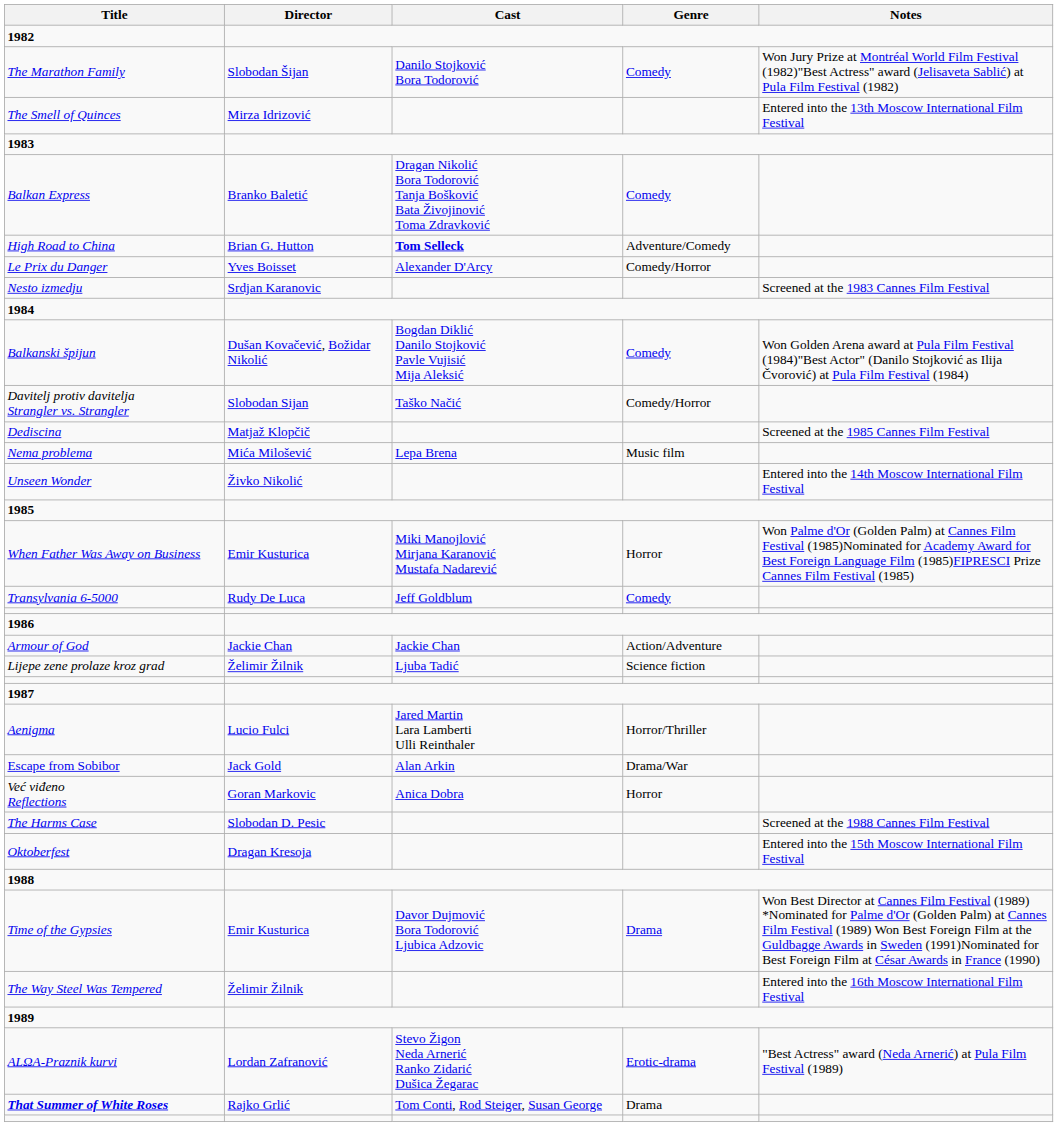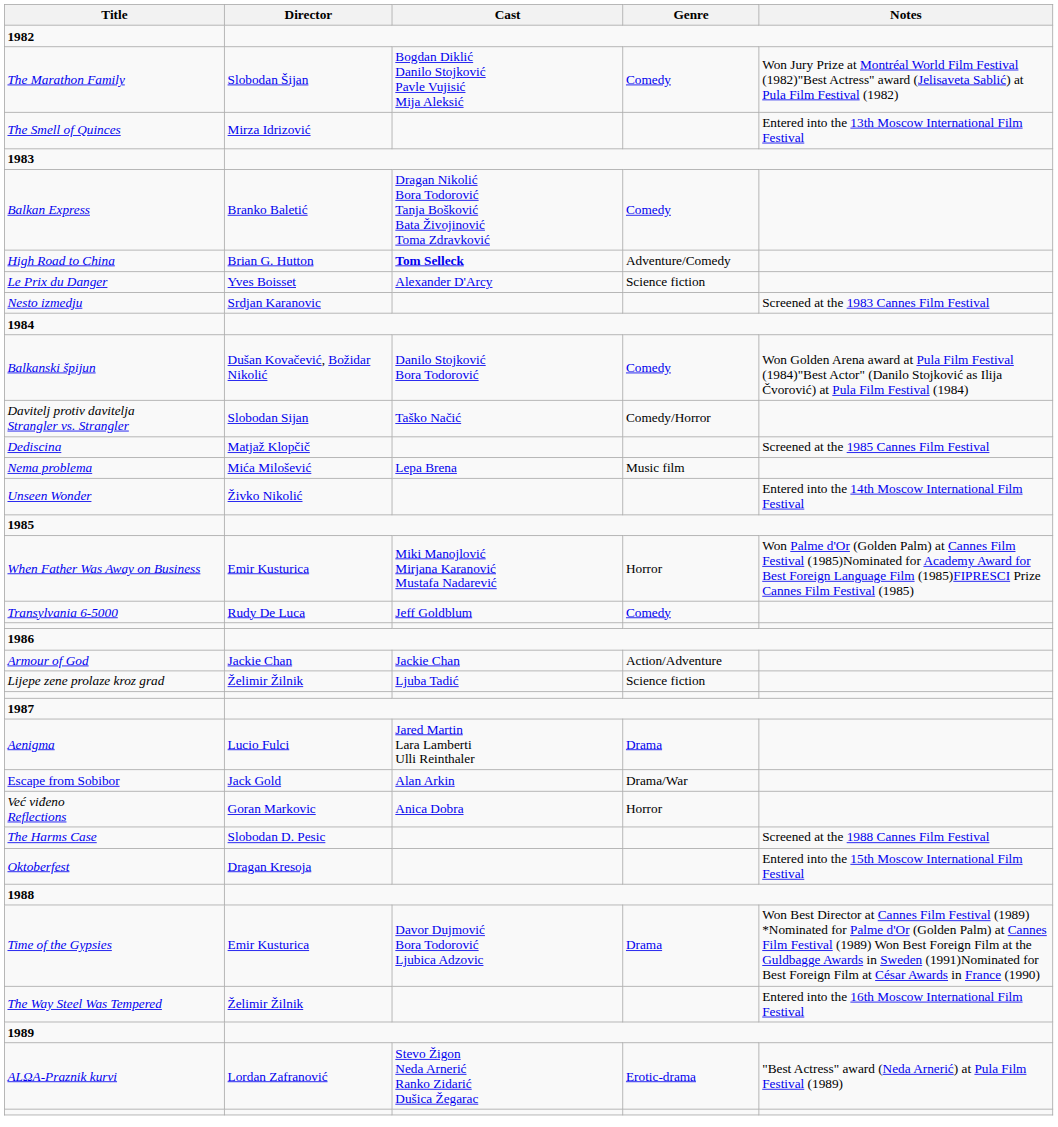(441, 72) Danilo Stojković Bora Todorović -> (441, 79) Bogdan Diklić Danilo Stojković Pavle Vujisić Mija Aleksić
(668, 267) Comedy/Horror -> (666, 281) Science fiction
(441, 352) Bogdan Diklić Danilo Stojković Pavle Vujisić Mija Aleksić -> (441, 367) Danilo Stojković Bora Todorović
(666, 729) Horror/Thriller -> (644, 744) Drama
- row: (88, 1104)
